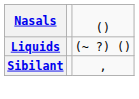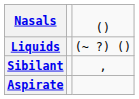+ row: (35, 85)
